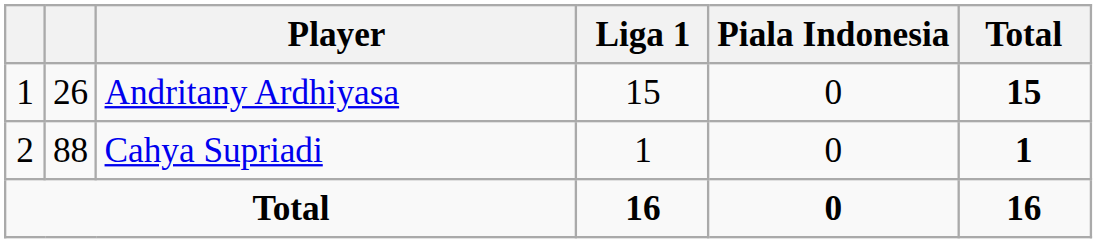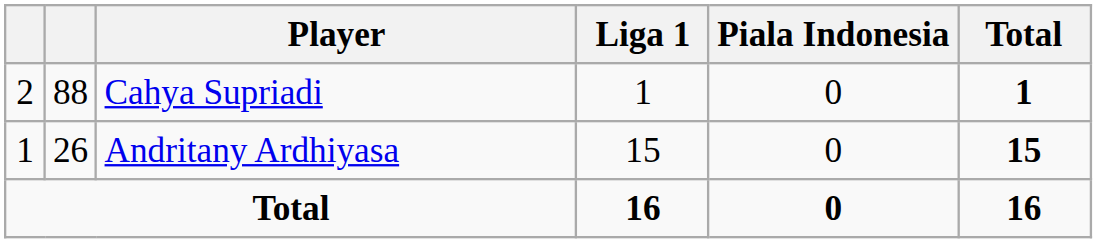rows swapped: (252, 91) <-> (214, 150)
